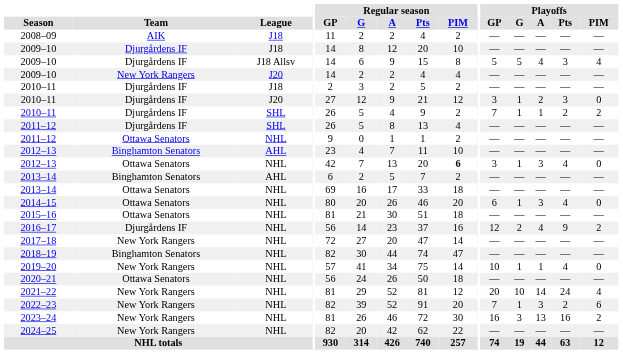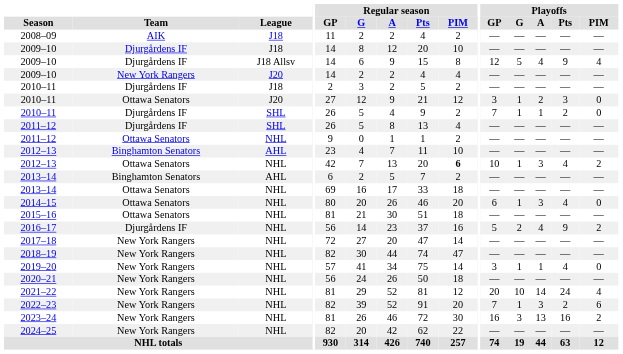(494, 61) 5 -> (494, 61) 12
(565, 61) 3 -> (565, 61) 9
(156, 100) Djurgårdens IF -> (156, 100) Ottawa Senators
(599, 112) 2 -> (599, 112) 0
(494, 164) 3 -> (494, 164) 10
(599, 164) 0 -> (599, 164) 2
(494, 228) 12 -> (494, 228) 5
(156, 253) Binghamton Senators -> (156, 253) New York Rangers
(494, 266) 10 -> (494, 266) 3
(156, 279) Ottawa Senators -> (156, 279) New York Rangers
